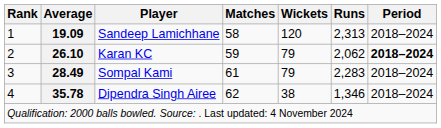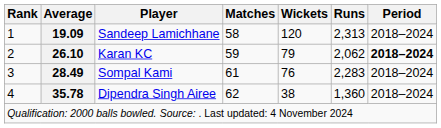(288, 73) 79 -> (288, 73) 76
(349, 93) 1,346 -> (349, 93) 1,360
